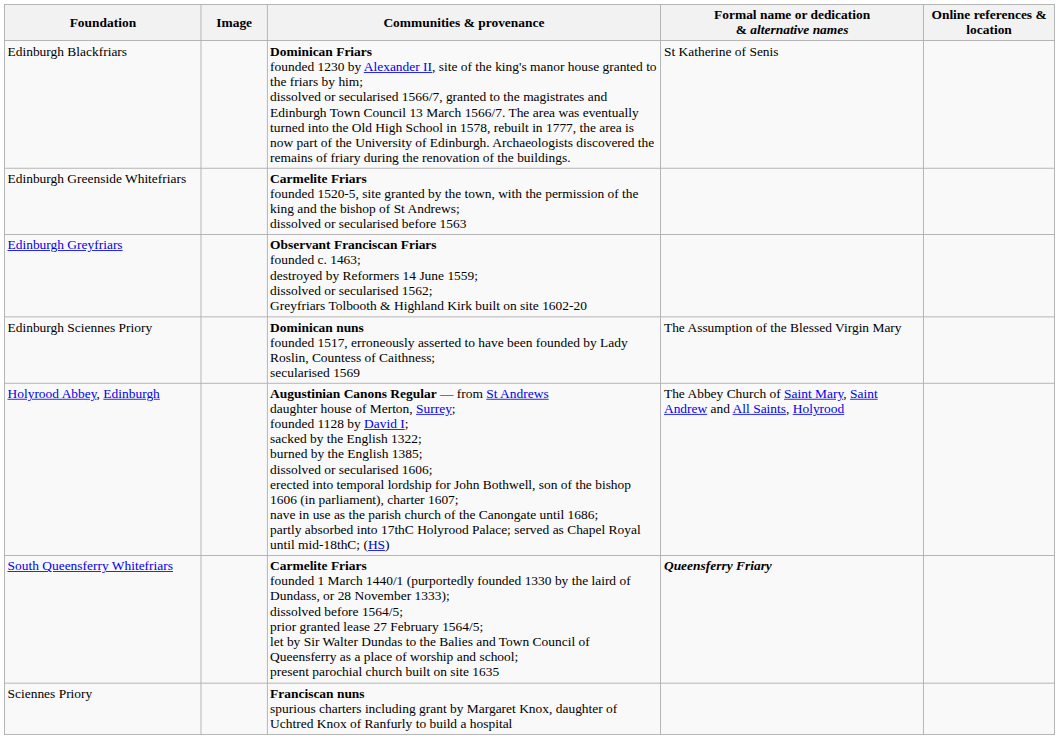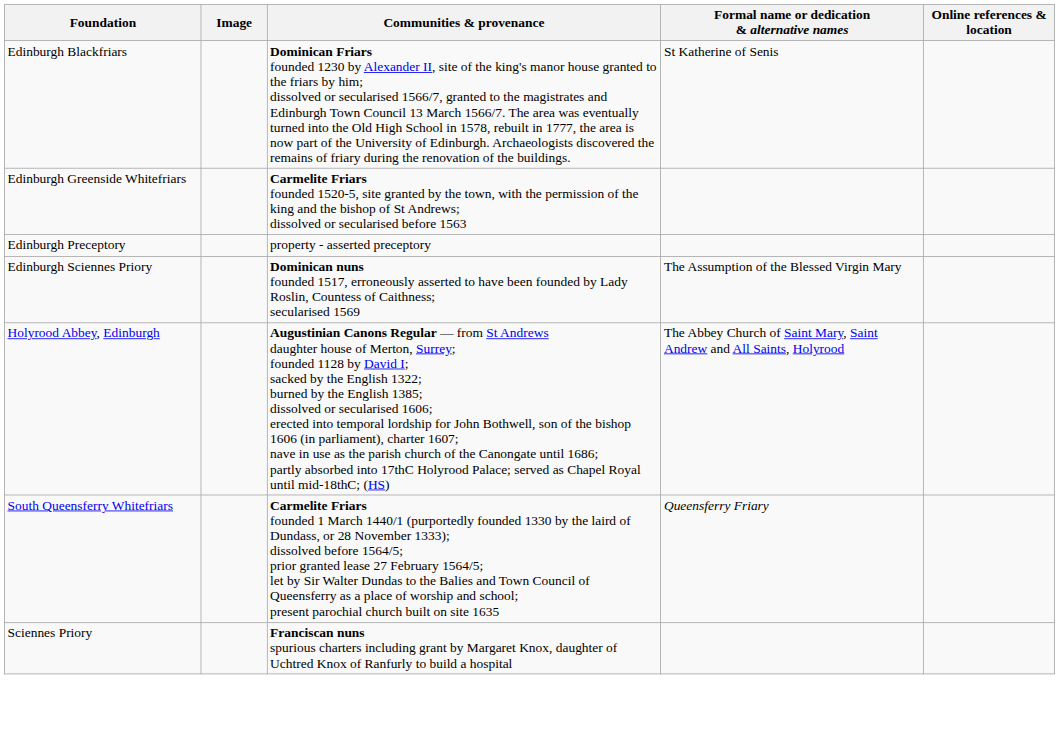- row: (65, 245)
+ row: (67, 245)
(718, 566) bold -> (716, 505) normal
